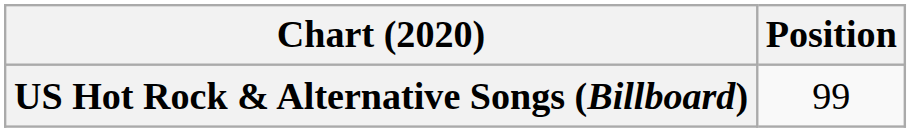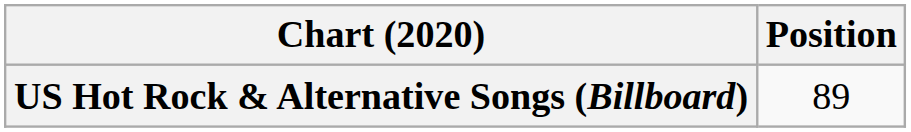(831, 95) 99 -> (831, 95) 89
